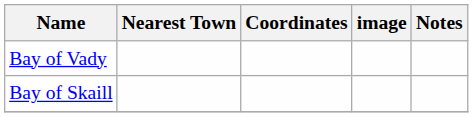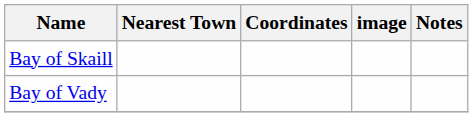rows swapped: (61, 93) <-> (58, 57)
